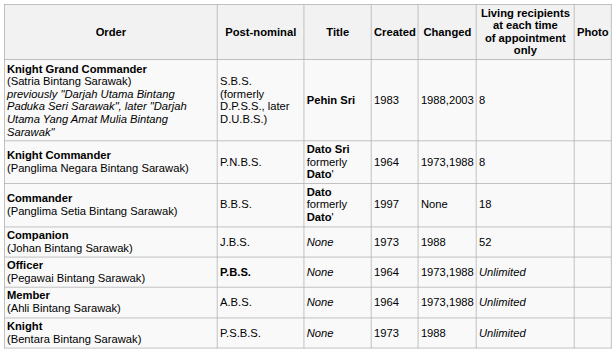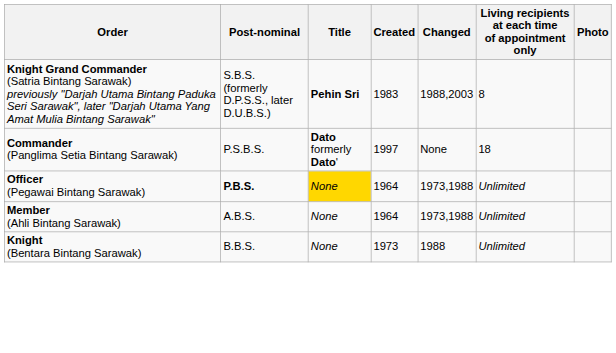- row: (98, 162)
(236, 205) B.B.S. -> (244, 149) P.S.B.S.
- row: (70, 241)
(320, 272) no background -> (324, 186) gold background
(240, 333) P.S.B.S. -> (239, 247) B.B.S.
